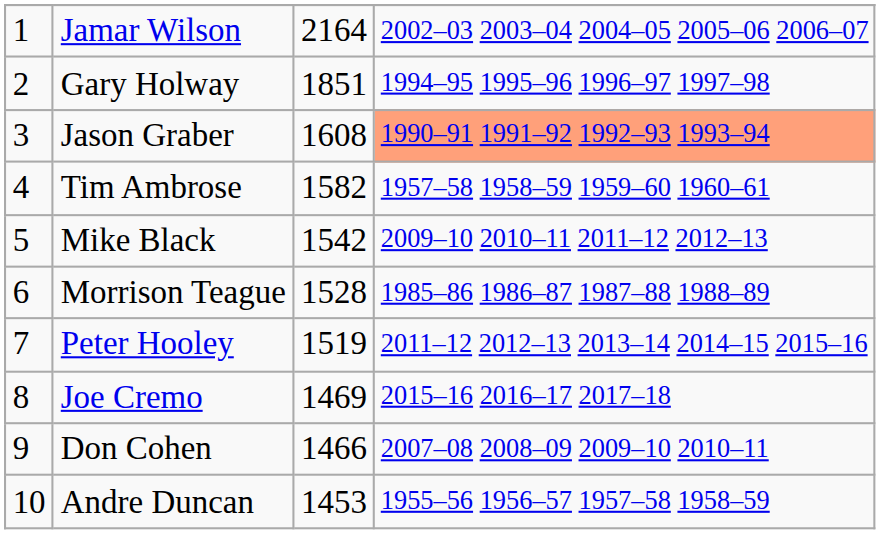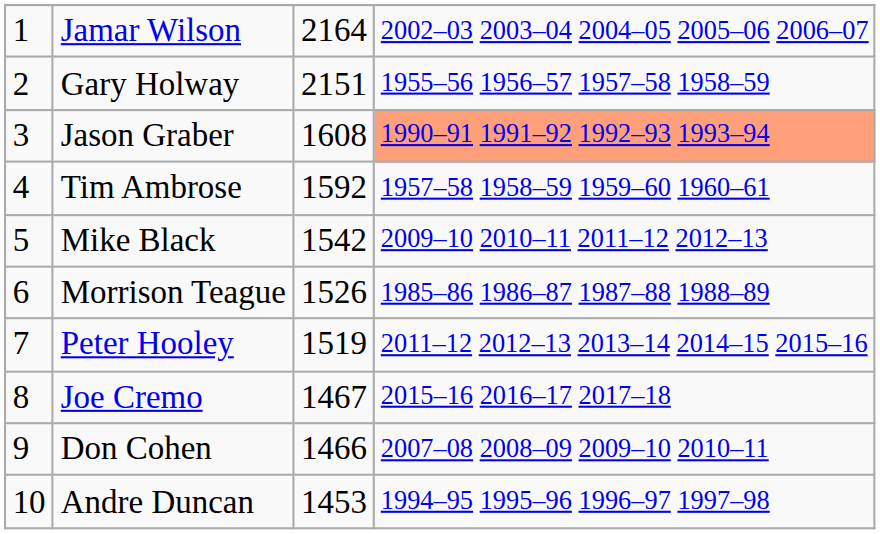(334, 82) 1851 -> (334, 82) 2151
(575, 82) 1994–95 1995–96 1996–97 1997–98 -> (575, 82) 1955–56 1956–57 1957–58 1958–59
(334, 187) 1582 -> (334, 187) 1592
(334, 291) 1528 -> (334, 291) 1526
(334, 396) 1469 -> (334, 396) 1467
(575, 501) 1955–56 1956–57 1957–58 1958–59 -> (575, 501) 1994–95 1995–96 1996–97 1997–98
